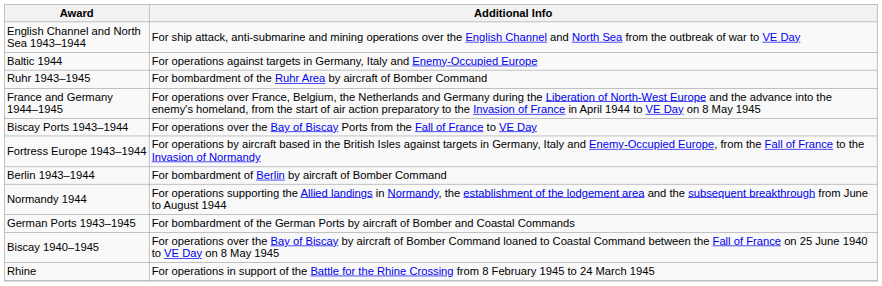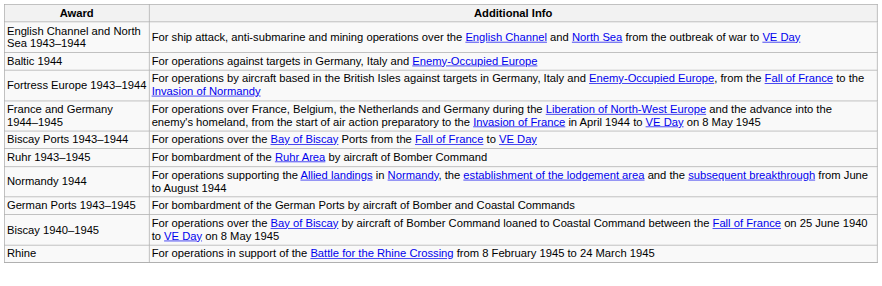rows swapped: (77, 151) <-> (49, 79)
- row: (51, 175)
